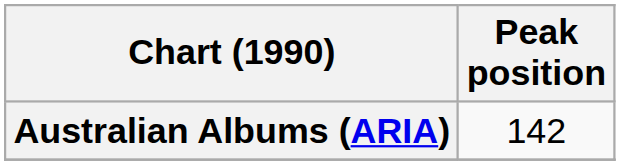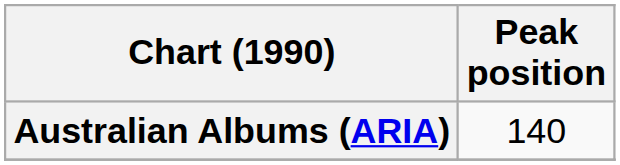(536, 130) 142 -> (536, 130) 140
